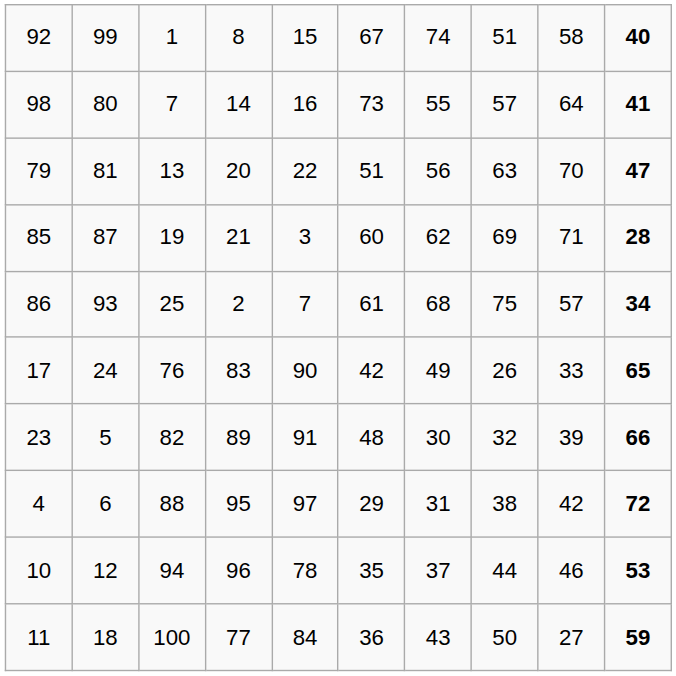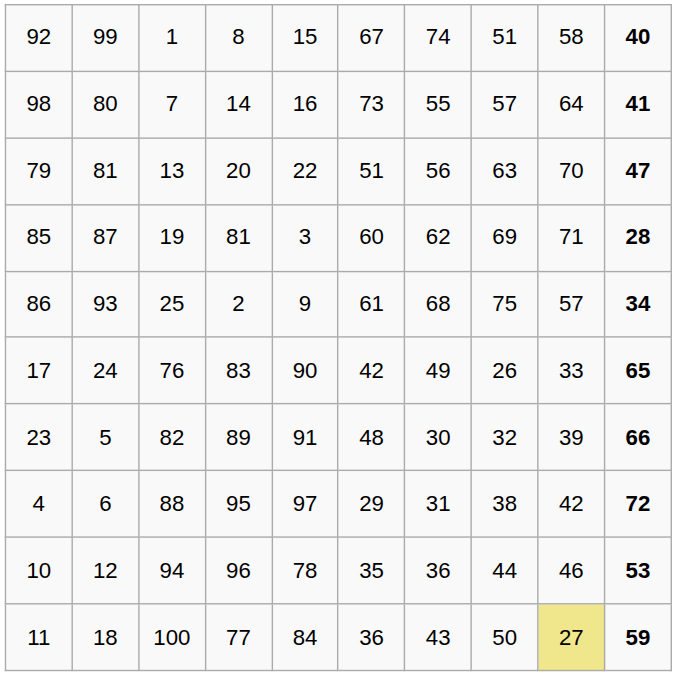(238, 237) 21 -> (238, 237) 81
(305, 304) 7 -> (305, 304) 9
(438, 570) 37 -> (438, 570) 36
(571, 636) no background -> (571, 636) khaki background
